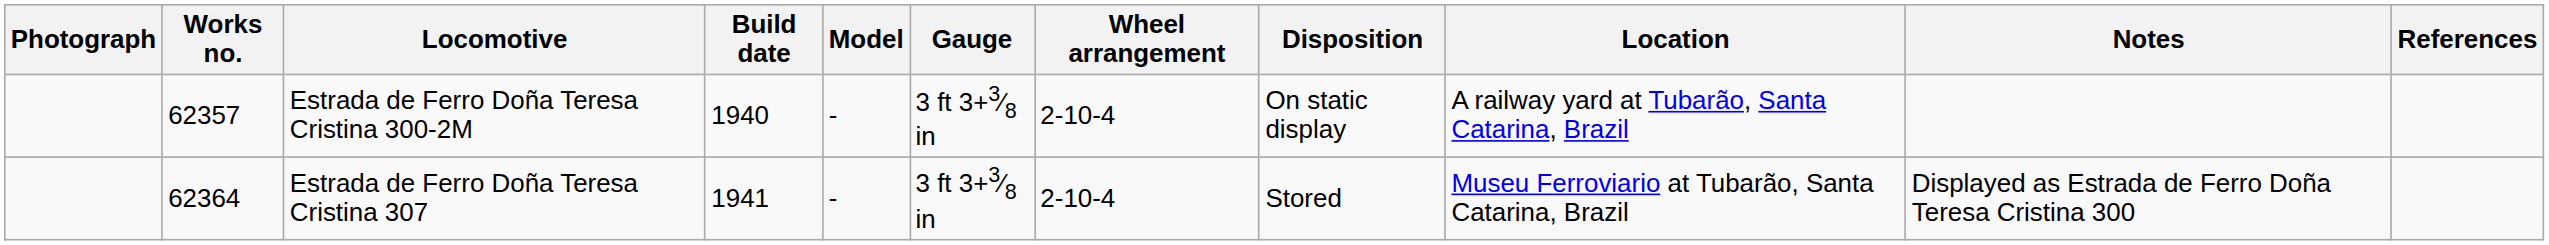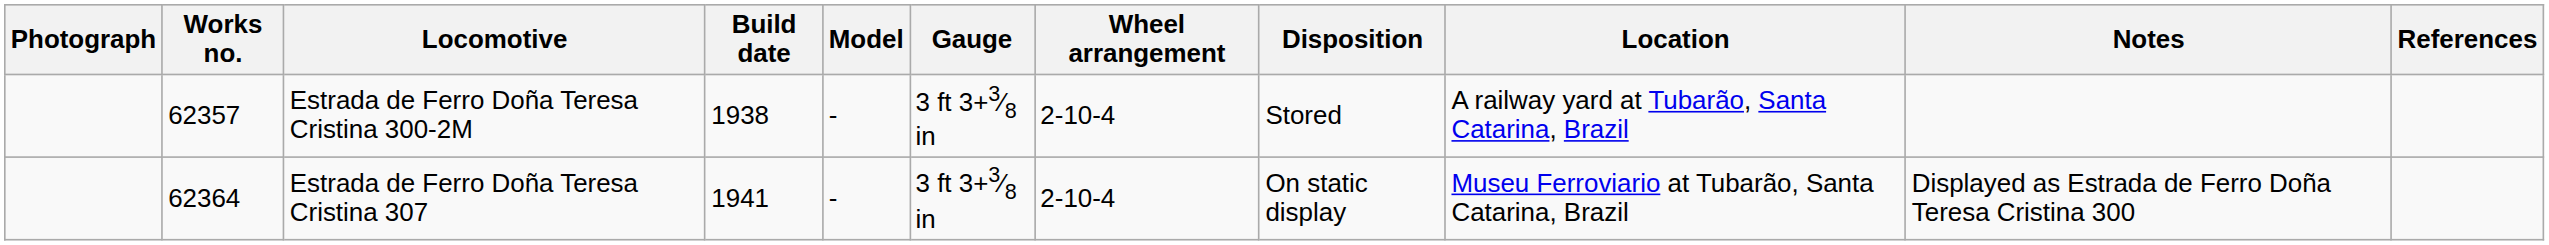(740, 115) 1940 -> (740, 115) 1938
(1317, 115) On static display -> (1304, 115) Stored
(1304, 198) Stored -> (1317, 198) On static display
